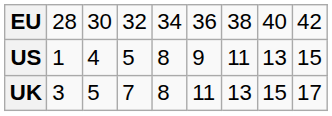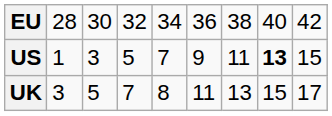(93, 57) 4 -> (93, 57) 3
(163, 57) 8 -> (163, 57) 7
(274, 57) normal -> (274, 57) bold
